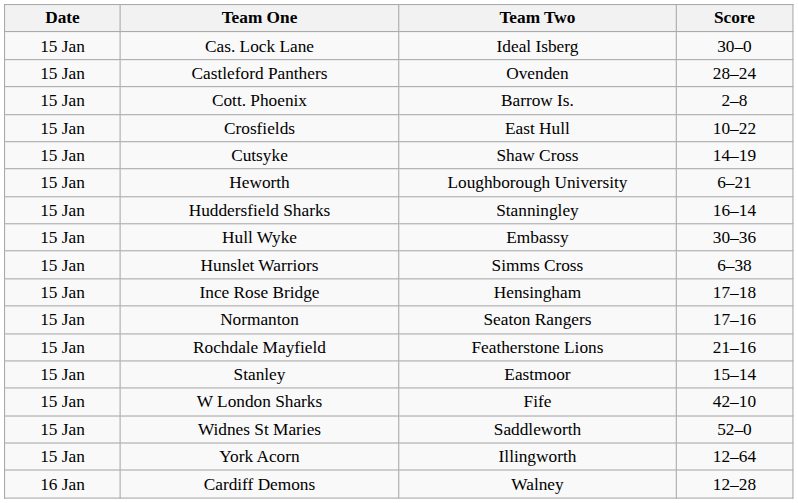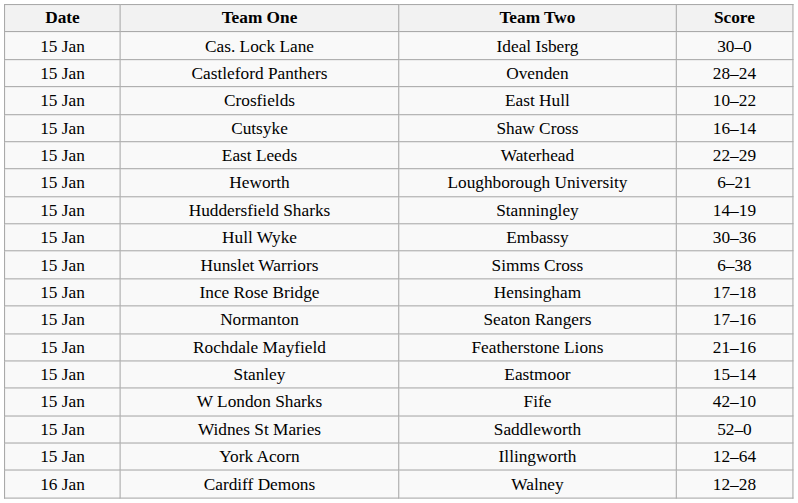- row: (259, 100)
(734, 155) 14–19 -> (734, 127) 16–14
+ row: (259, 155)
(734, 210) 16–14 -> (734, 210) 14–19
